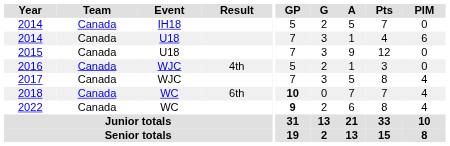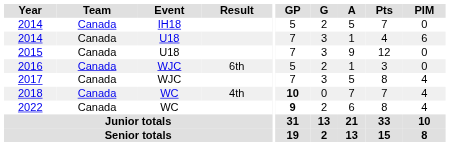(237, 66) 4th -> (237, 66) 6th
(237, 93) 6th -> (237, 93) 4th
